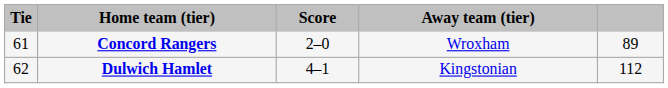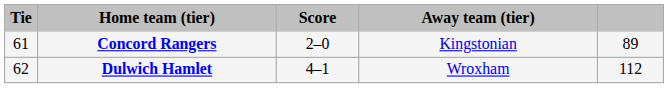(478, 44) Wroxham -> (478, 44) Kingstonian
(478, 70) Kingstonian -> (478, 70) Wroxham
